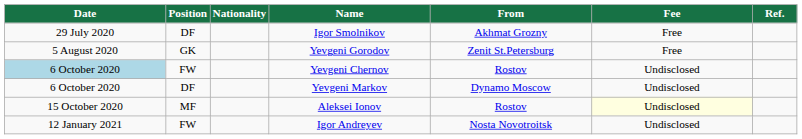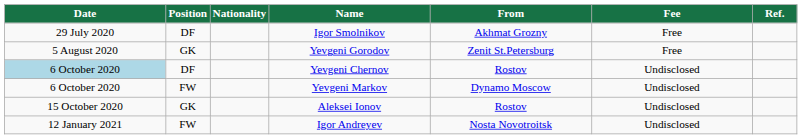(188, 69) FW -> (188, 69) DF
(188, 88) DF -> (188, 88) FW
(188, 106) MF -> (188, 106) GK
(672, 106) lightyellow background -> (672, 106) no background
